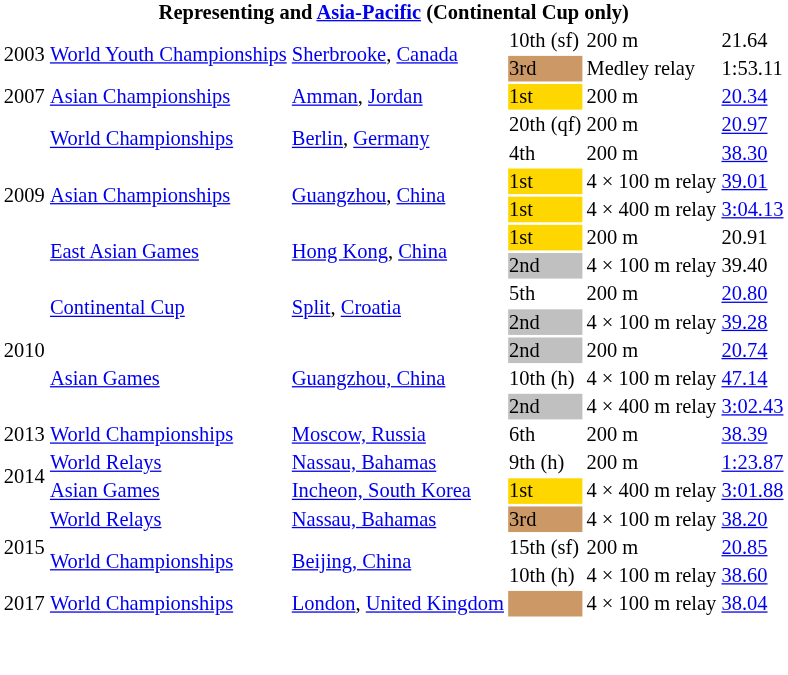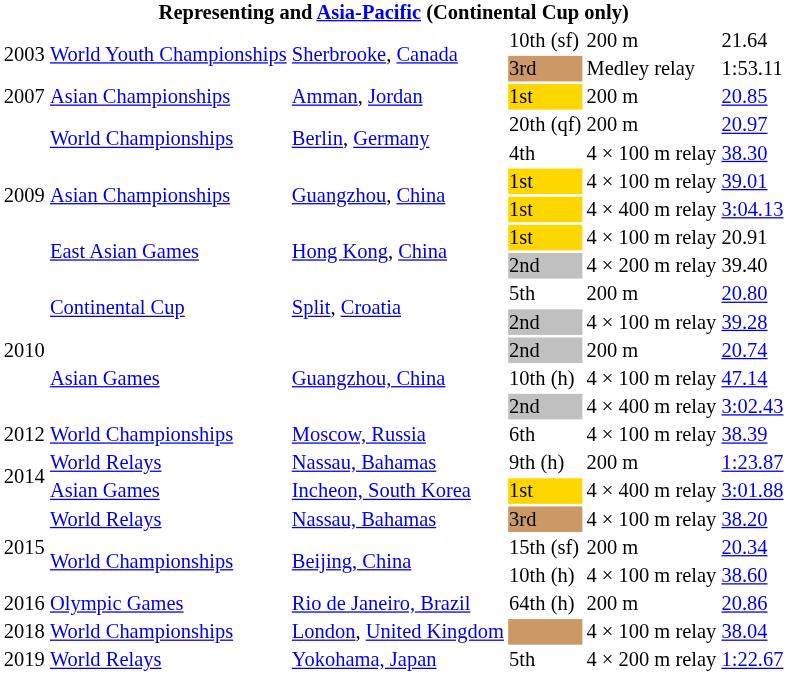(744, 96) 20.34 -> (744, 96) 20.85
(612, 153) 200 m -> (651, 153) 4 × 100 m relay
(612, 237) 200 m -> (651, 237) 4 × 100 m relay
(651, 265) 4 × 100 m relay -> (651, 265) 4 × 200 m relay
(24, 434) 2013 -> (24, 434) 2012
(612, 434) 200 m -> (651, 434) 4 × 100 m relay
(744, 547) 20.85 -> (744, 547) 20.34
+ row: (381, 603)
(24, 603) 2017 -> (24, 631) 2018
+ row: (364, 659)
